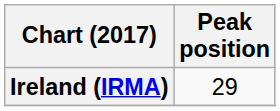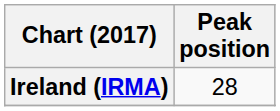(225, 86) 29 -> (225, 86) 28
